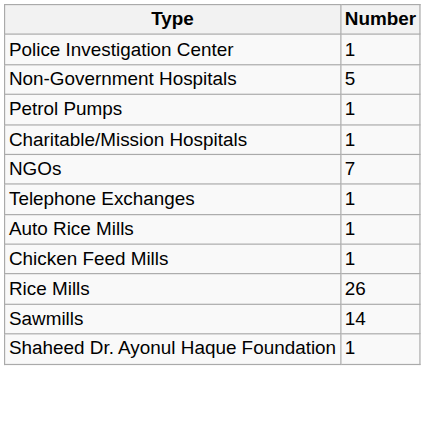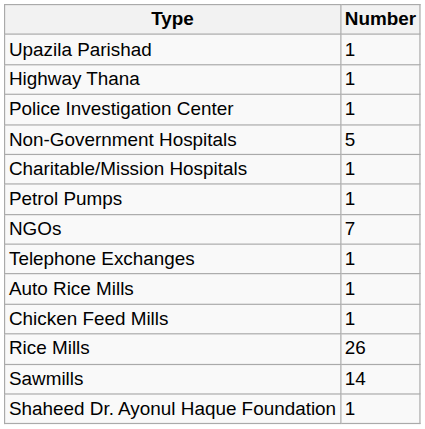+ row: (80, 49)
+ row: (74, 79)
rows swapped: (128, 139) <-> (66, 109)
